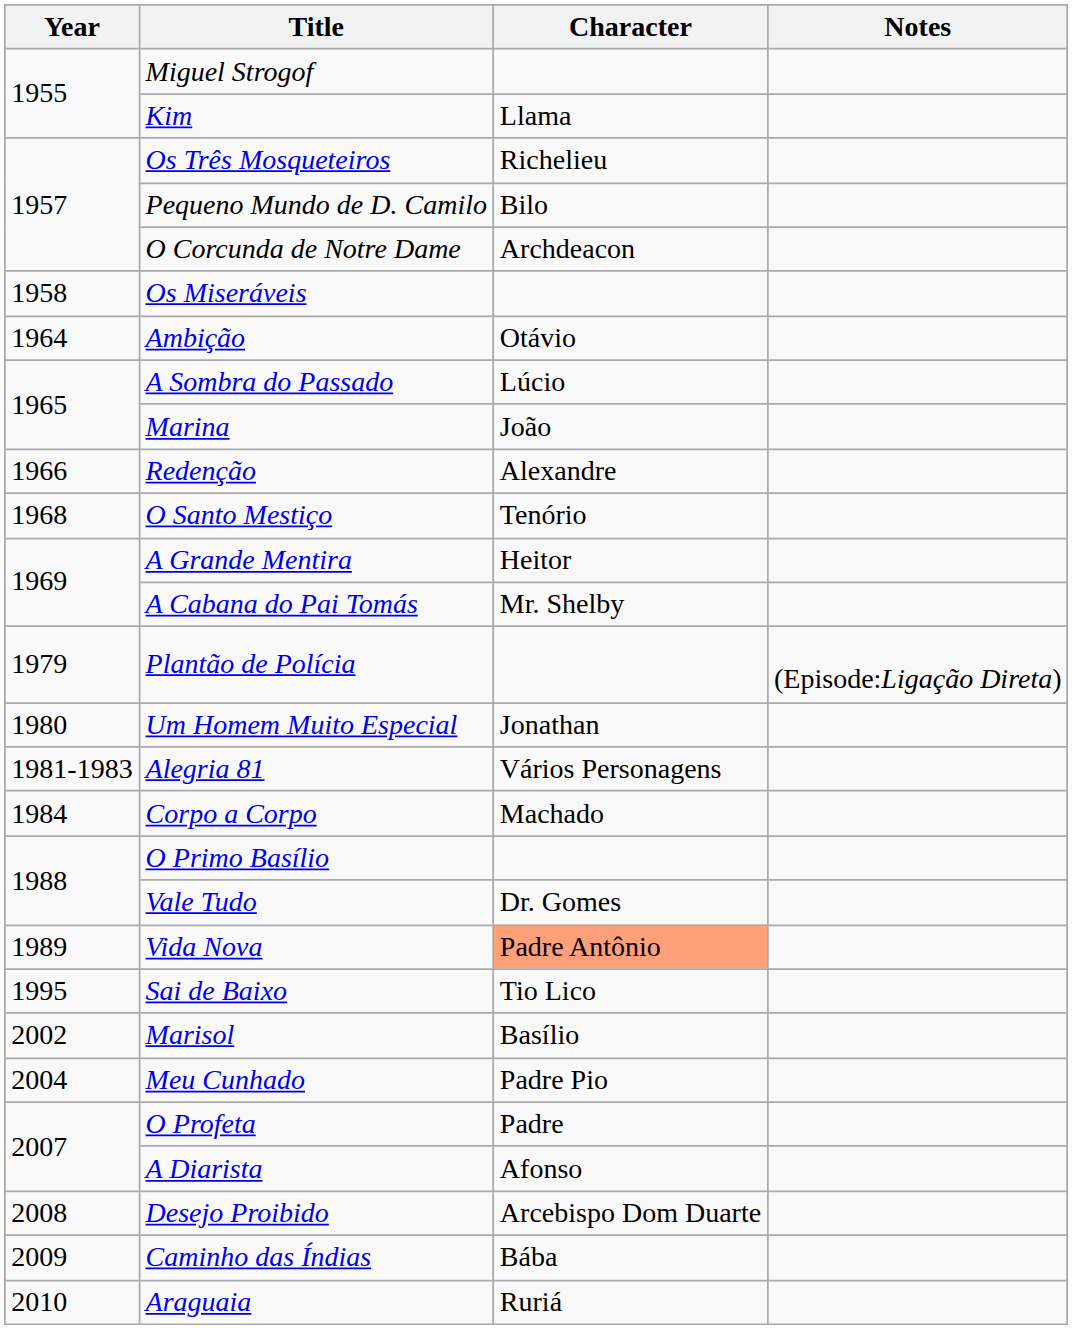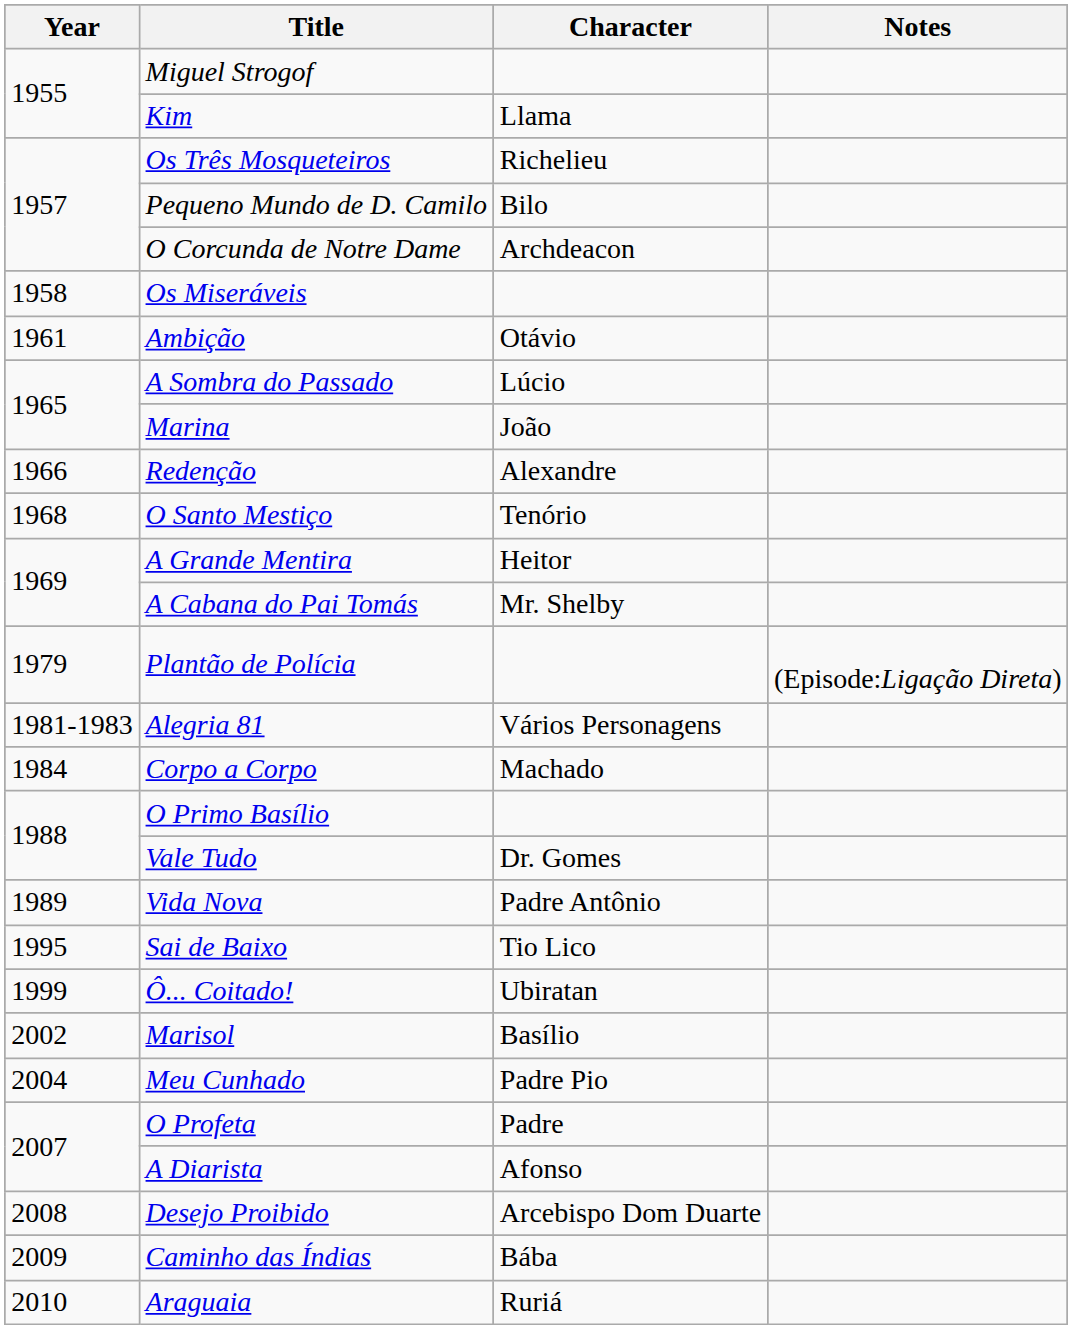(39, 337) 1964 -> (39, 337) 1961
- row: (301, 724)
(580, 946) lightsalmon background -> (580, 901) no background
+ row: (219, 990)
